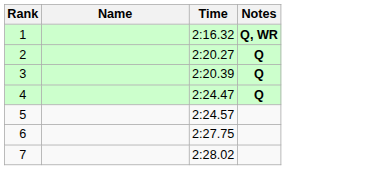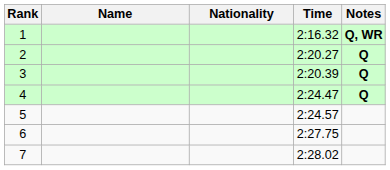+ column: (241, 14)
